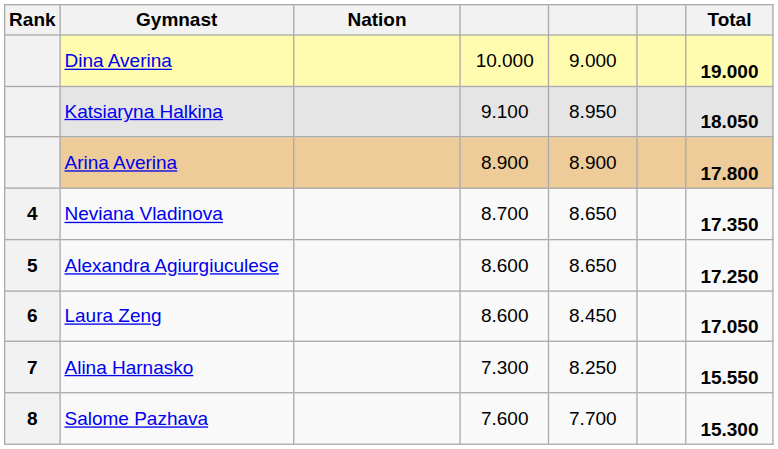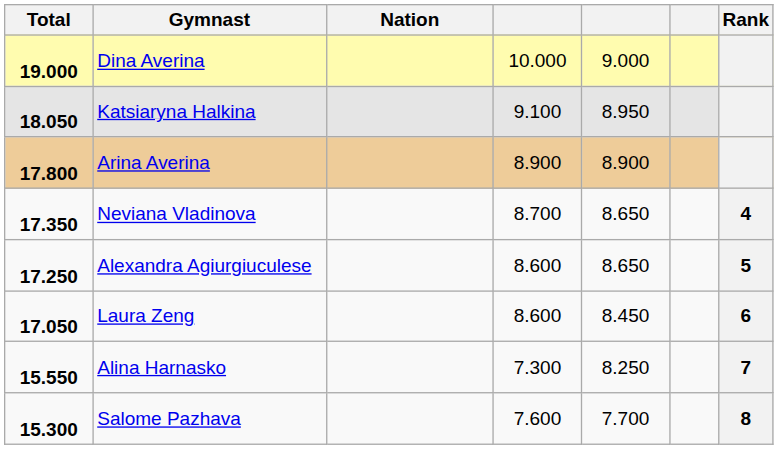columns swapped: (32, 20) <-> (729, 20)
